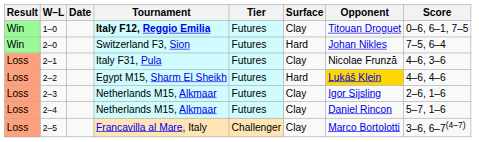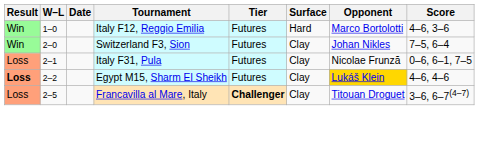(153, 28) bold -> (150, 28) normal
(296, 28) Clay -> (300, 28) Hard
(365, 28) Titouan Droguet -> (367, 28) Marco Bortolotti
(437, 28) 0–6, 6–1, 7–5 -> (429, 28) 4–6, 3–6
(297, 45) Hard -> (299, 45) Clay
(426, 61) 4–6, 3–6 -> (441, 61) 0–6, 6–1, 7–5
(17, 77) normal -> (19, 77) bold
(297, 77) Hard -> (299, 77) Clay
- row: (50, 94)
- row: (50, 110)
(256, 127) normal -> (258, 95) bold
(364, 127) Marco Bortolotti -> (368, 95) Titouan Droguet
